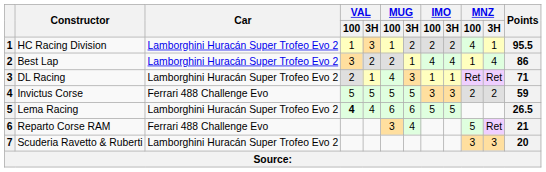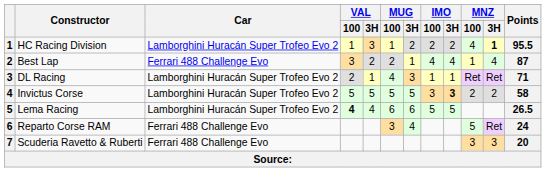(494, 45) normal -> (494, 45) bold
(243, 61) Lamborghini Huracán Super Trofeo Evo 2 -> (208, 61) Ferrari 488 Challenge Evo
(523, 61) 86 -> (523, 61) 87
(208, 94) Ferrari 488 Challenge Evo -> (243, 94) Lamborghini Huracán Super Trofeo Evo 2
(452, 94) normal -> (452, 94) bold
(523, 94) 59 -> (523, 94) 58
(523, 126) 21 -> (523, 126) 24
(243, 142) Lamborghini Huracán Super Trofeo Evo 2 -> (208, 142) Ferrari 488 Challenge Evo
